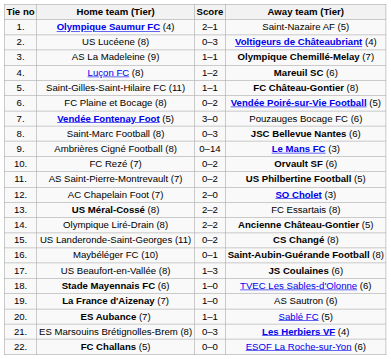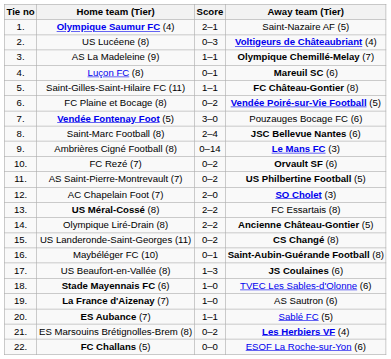(210, 73) 1–2 -> (210, 73) 0–1
(210, 133) 0–3 -> (210, 133) 2–4
(210, 331) 0–3 -> (210, 331) 0–2
